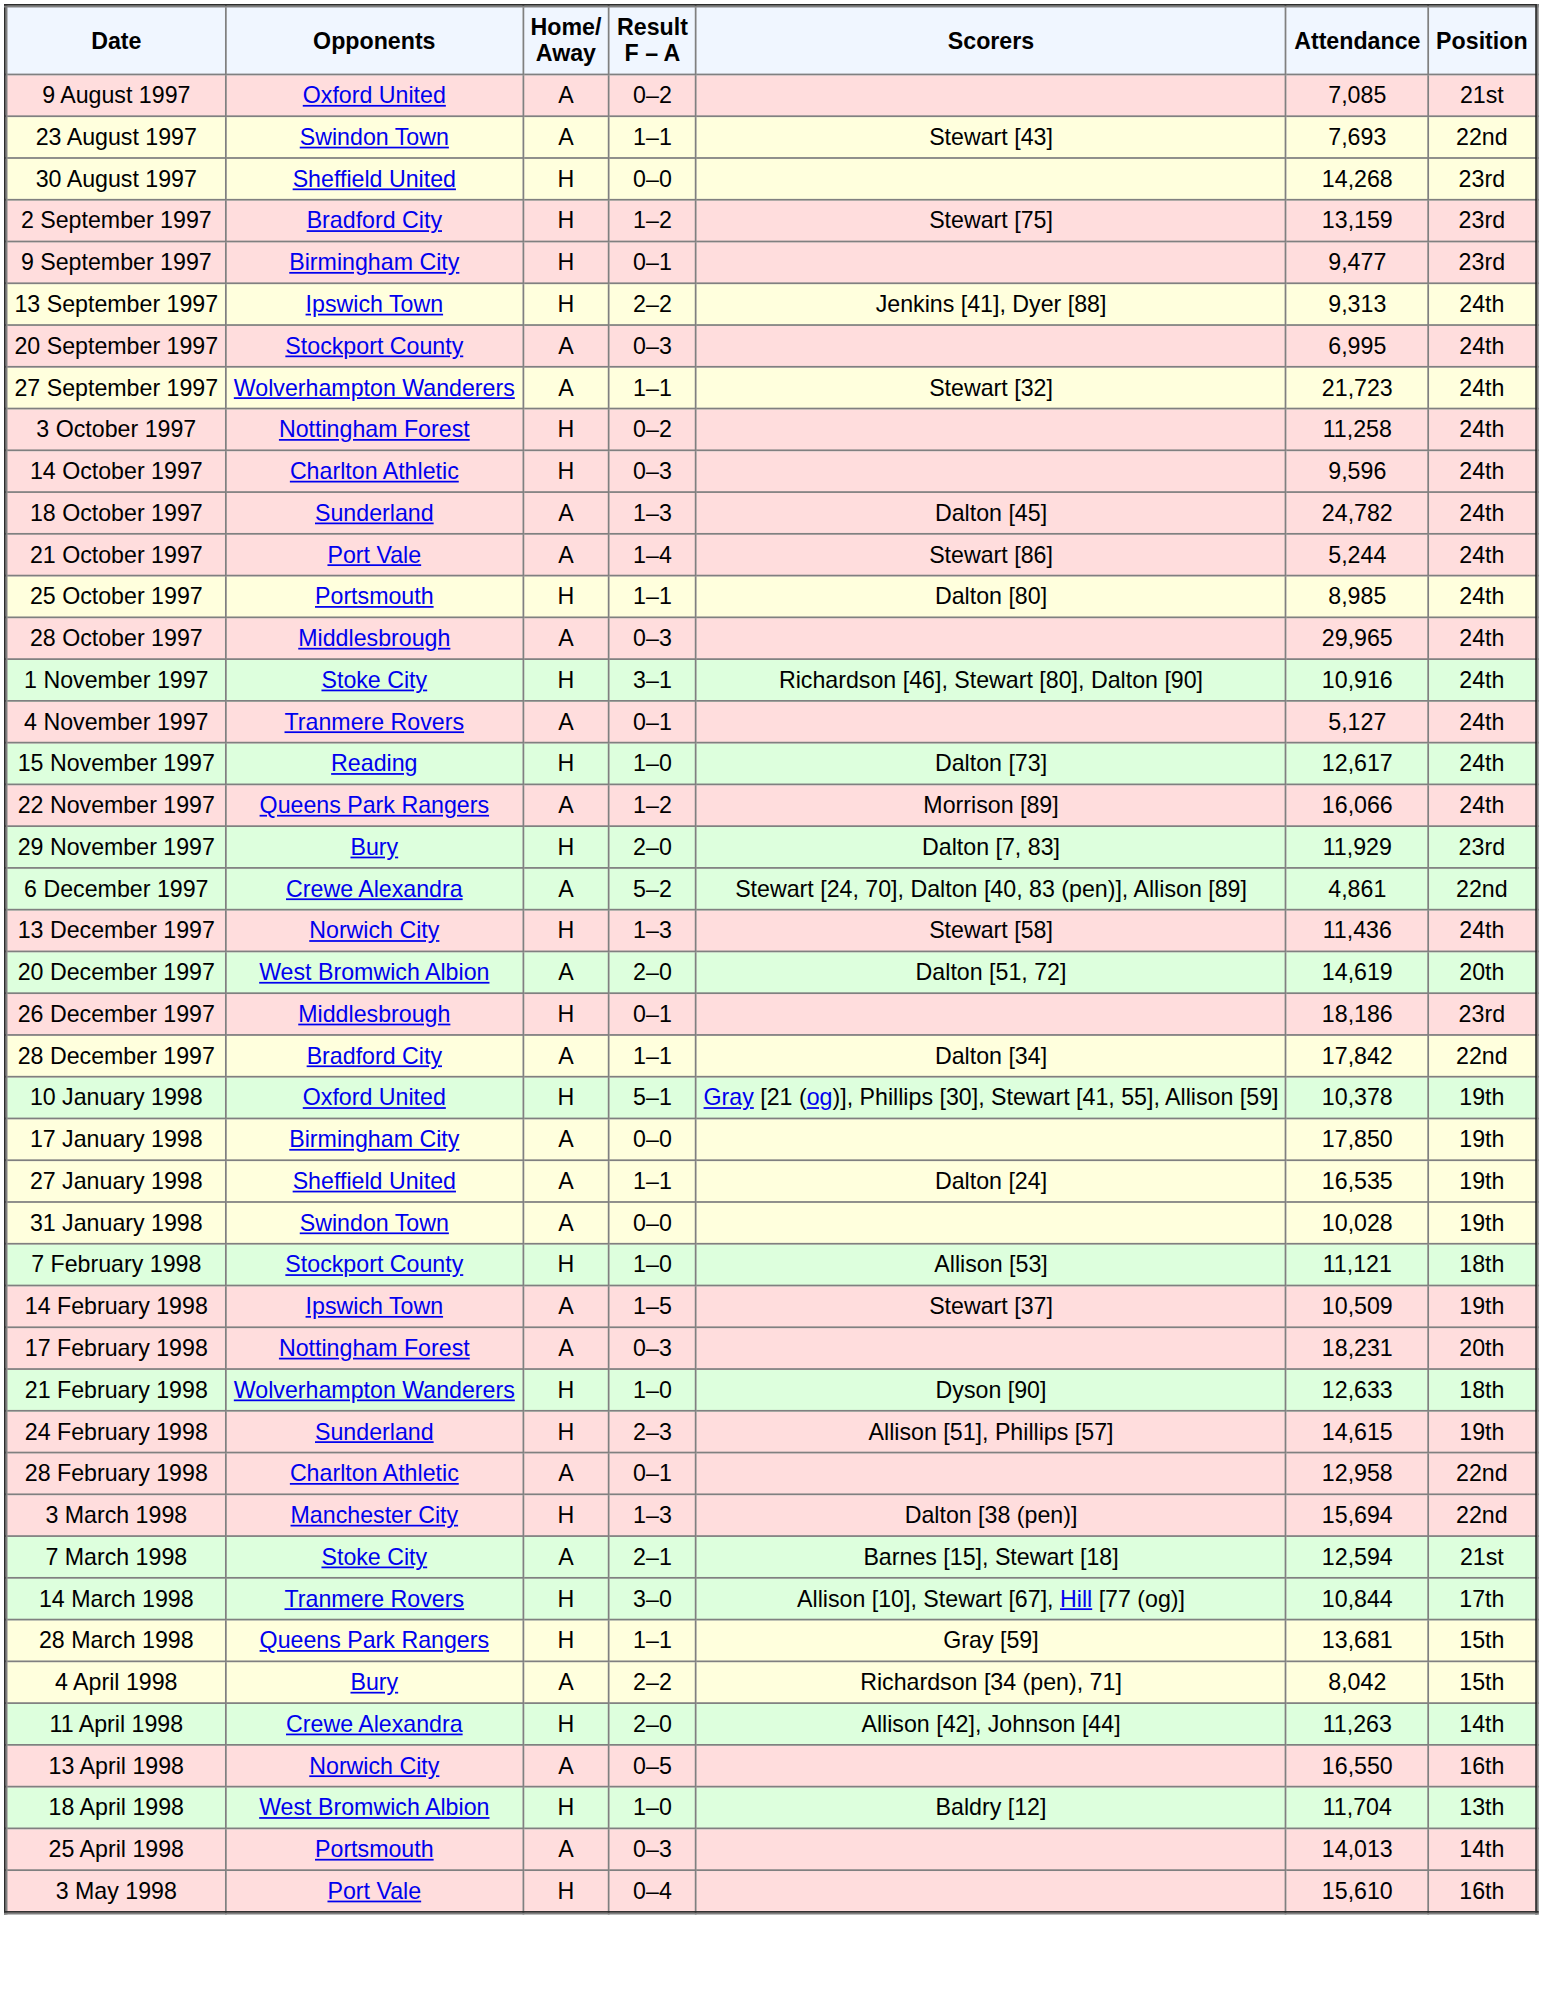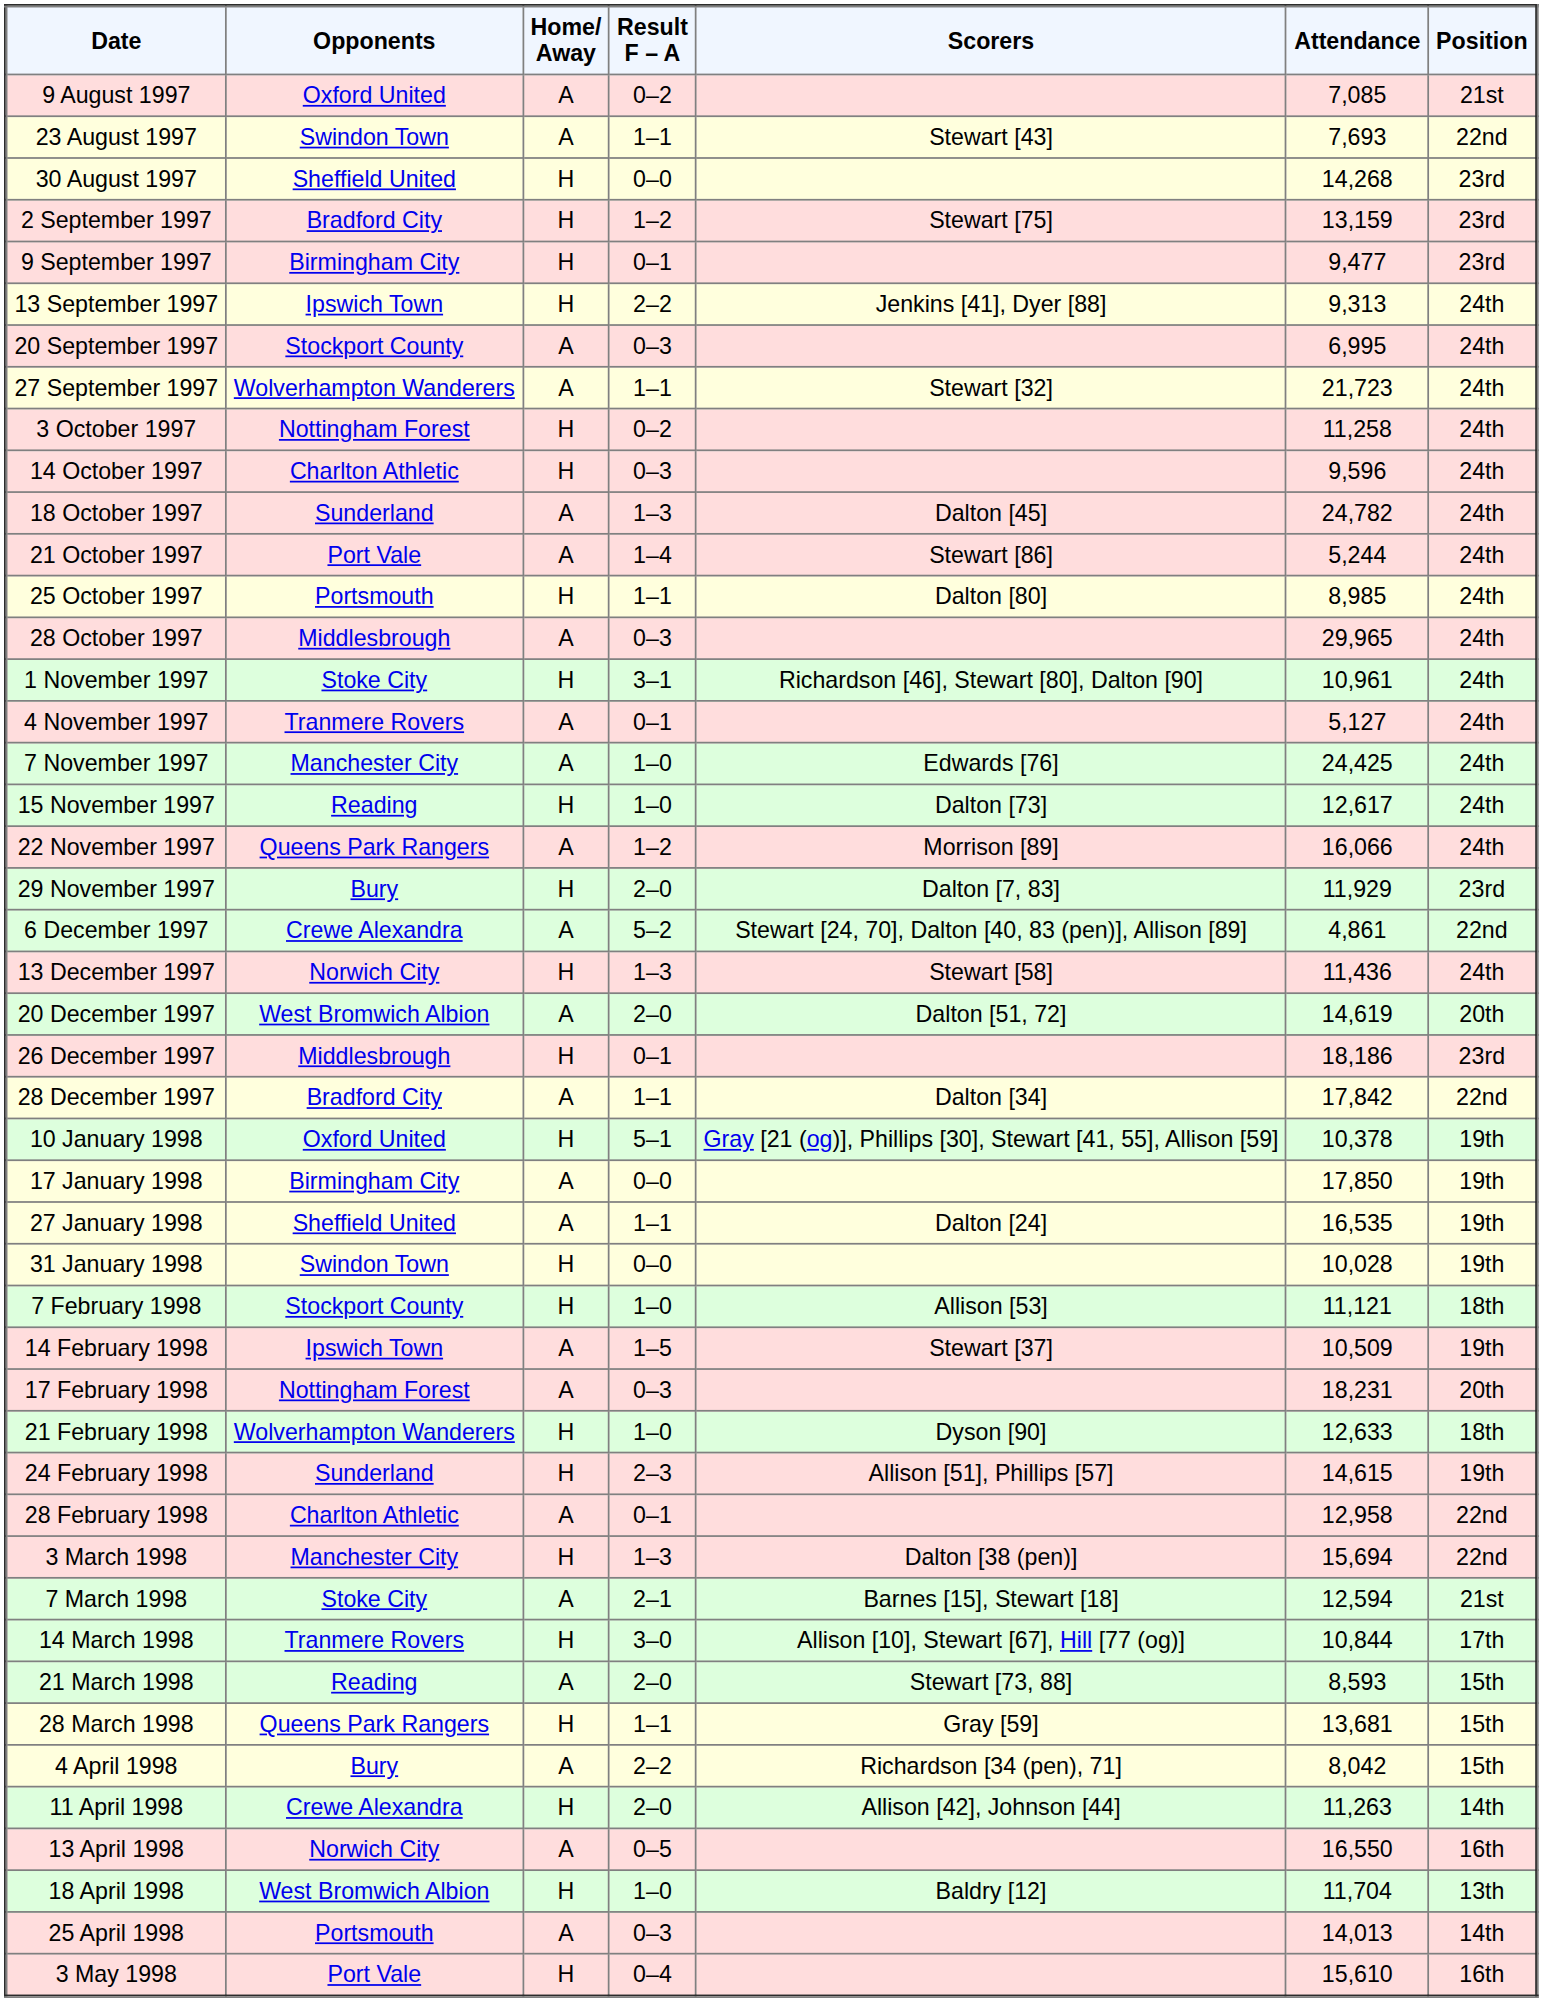(1357, 680) 10,916 -> (1357, 680) 10,961
+ row: (116, 764)
(566, 1223) A -> (566, 1265) H
+ row: (116, 1682)
